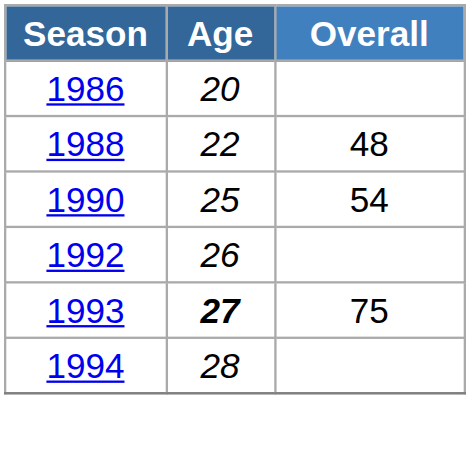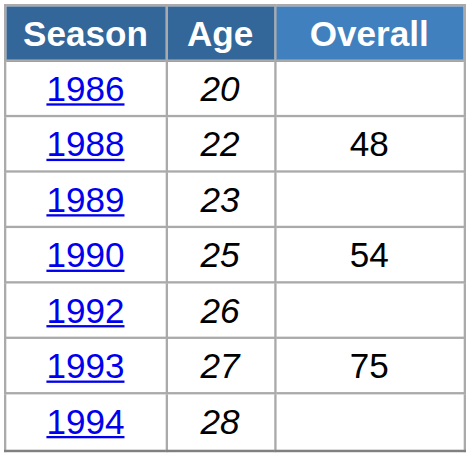+ row: (85, 200)
(220, 311) bold -> (220, 367) normal
